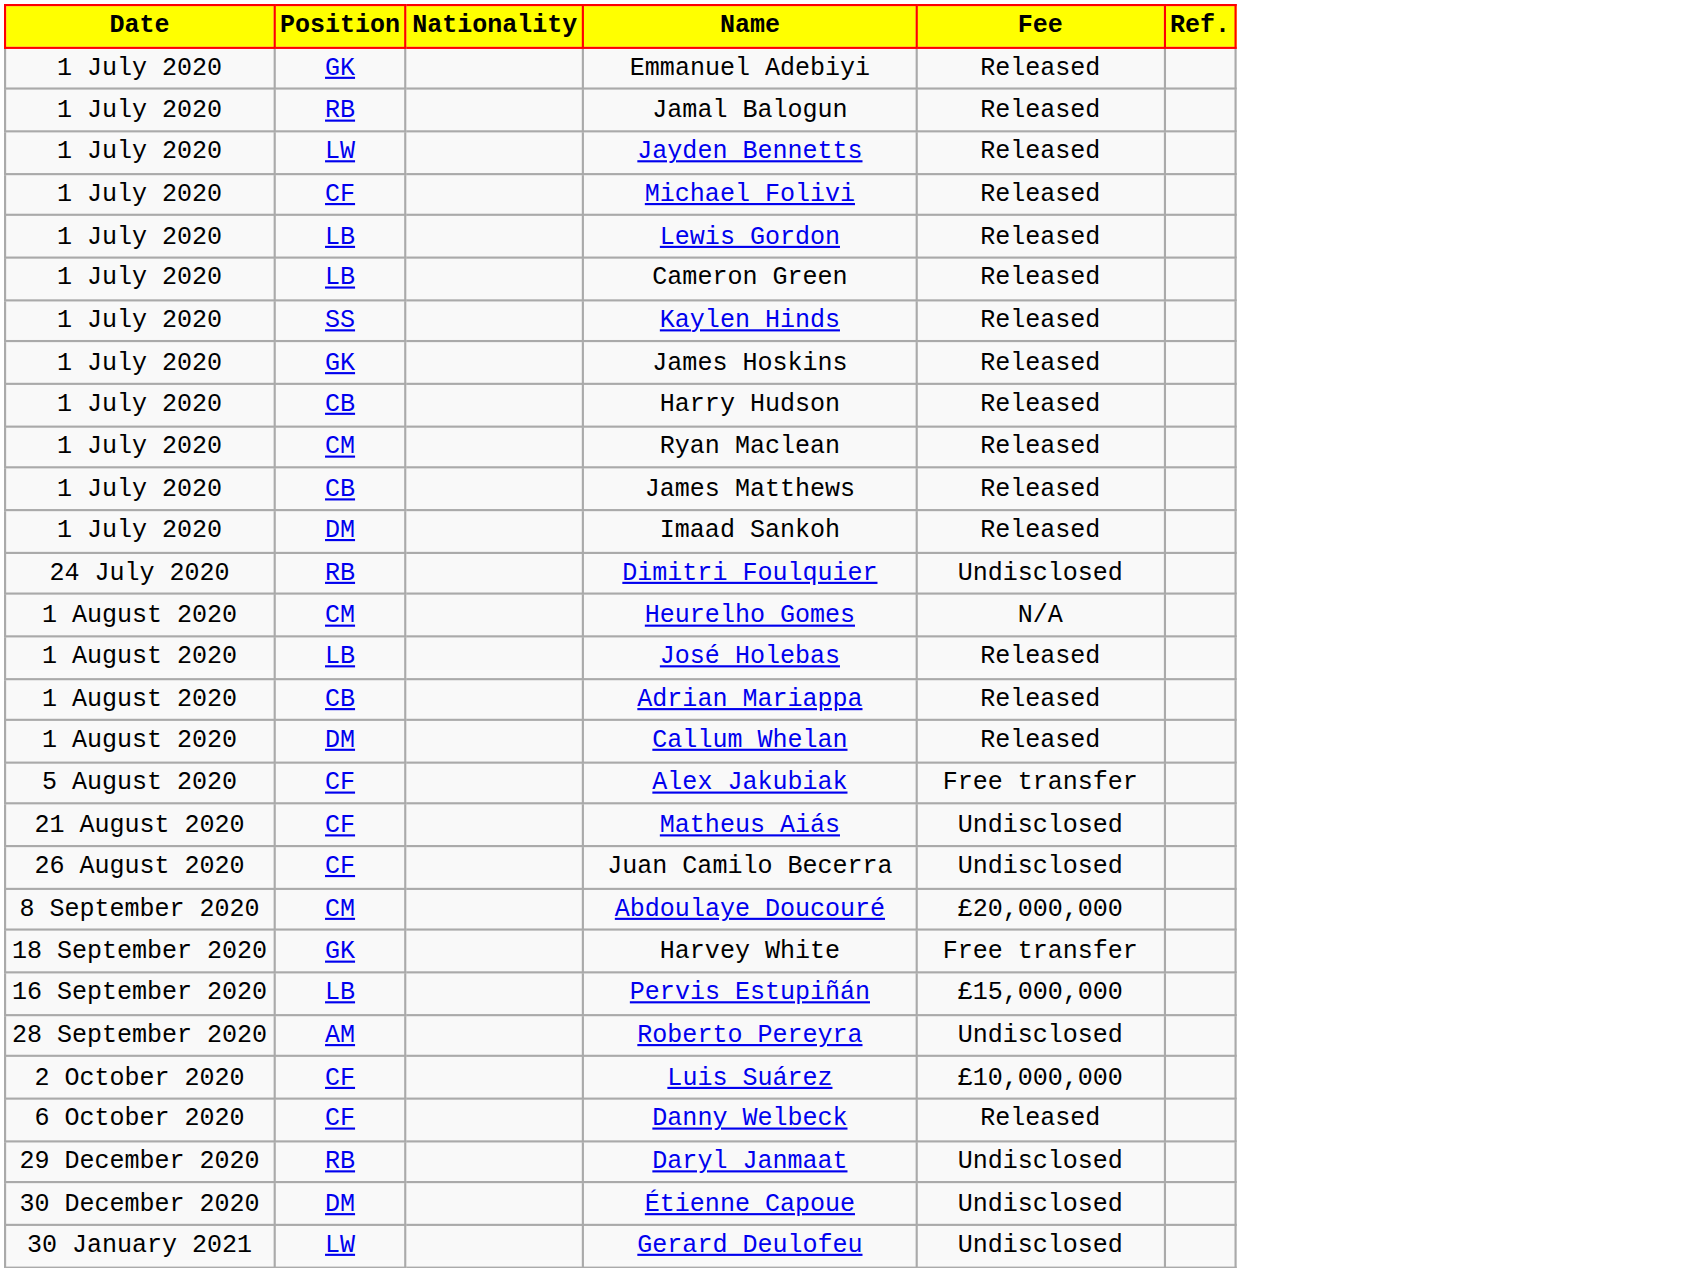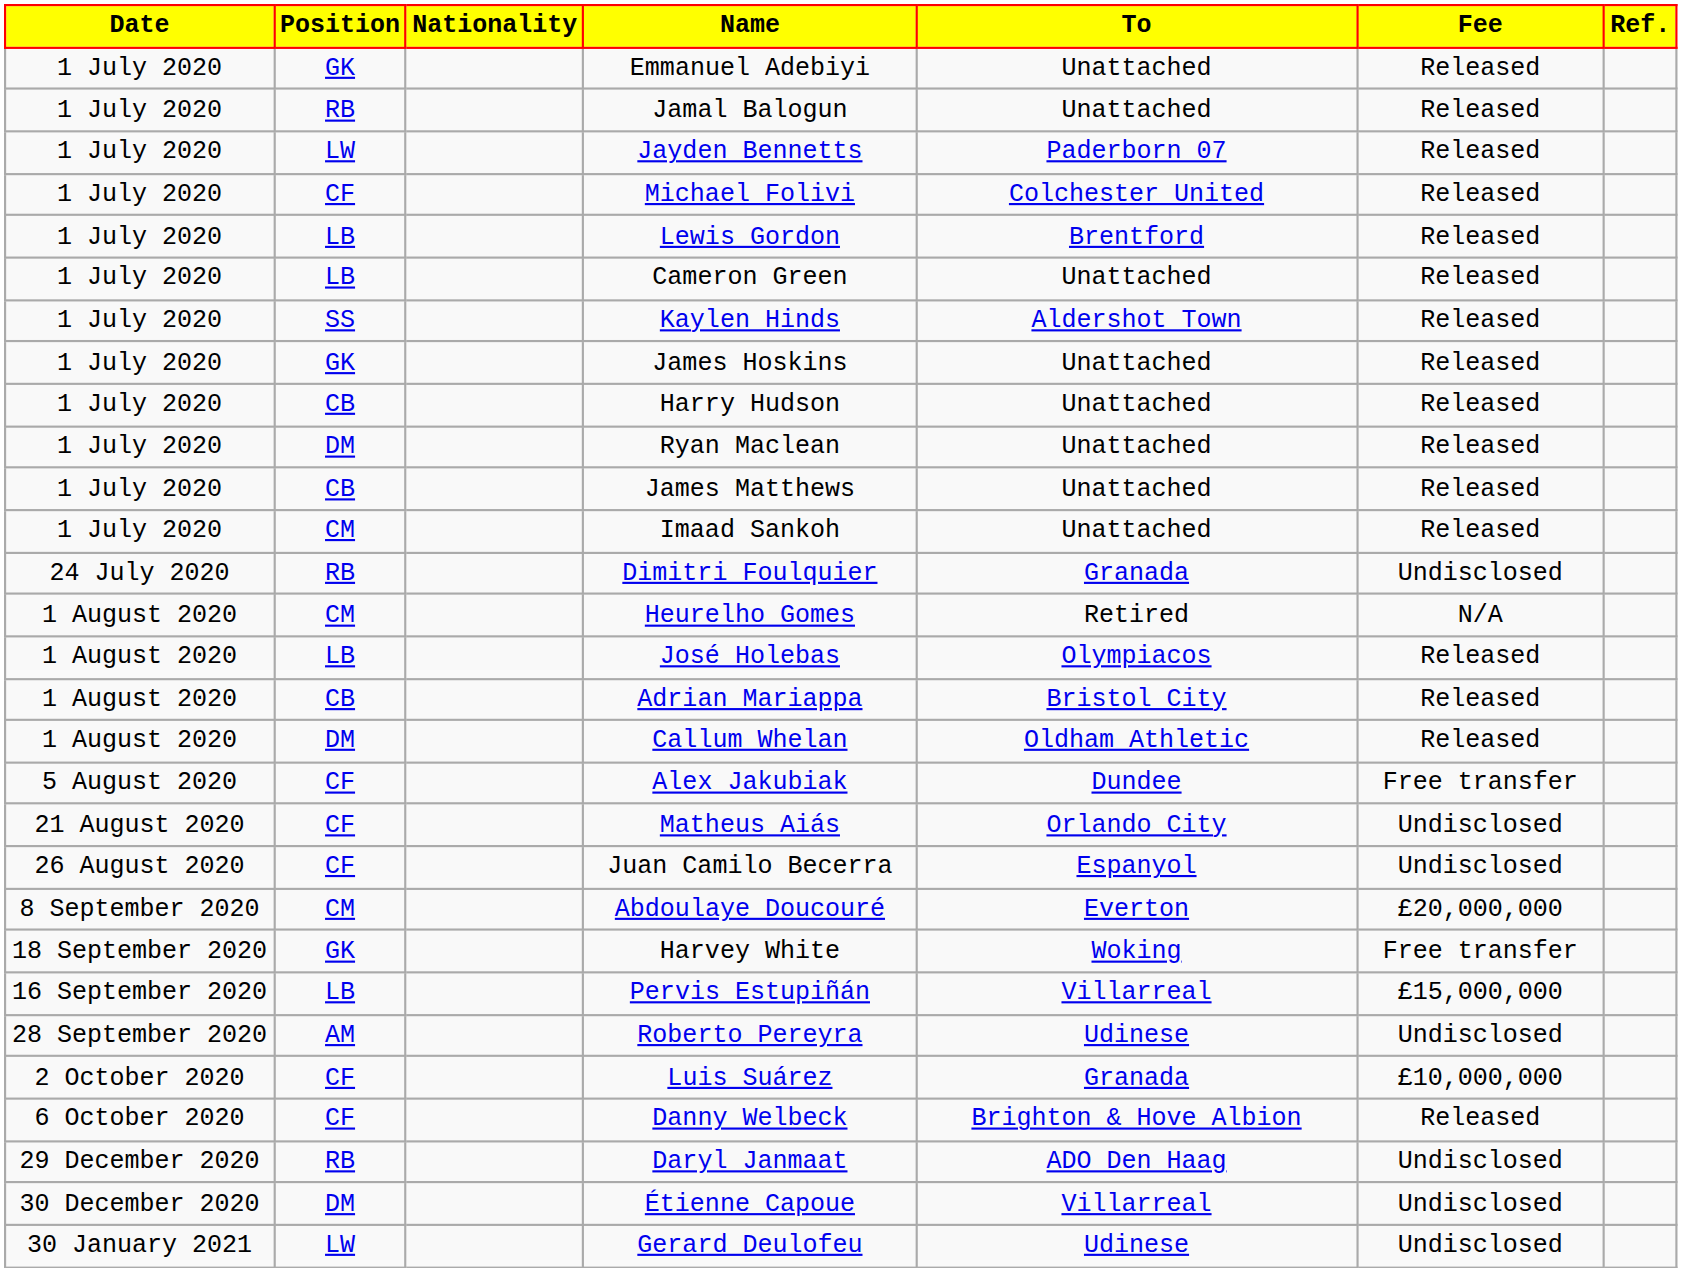+ column: (1137, 26)
(340, 446) CM -> (340, 446) DM
(340, 531) DM -> (340, 531) CM
